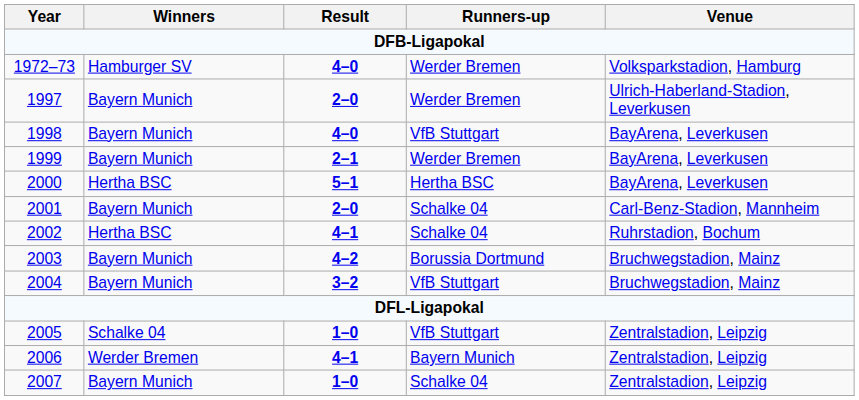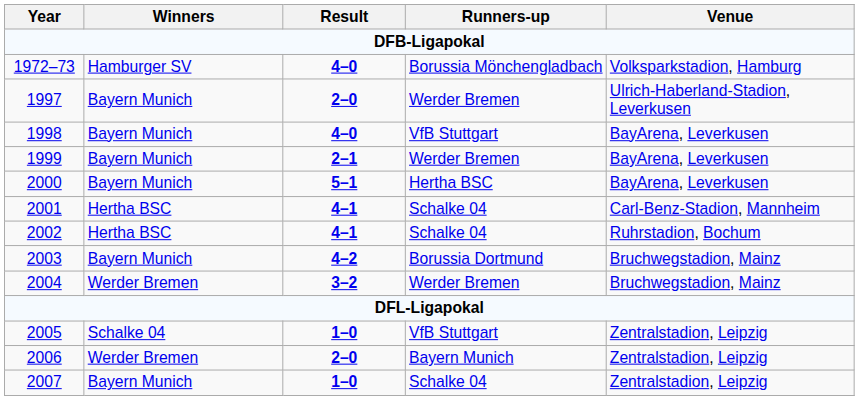(465, 66) Werder Bremen -> (506, 66) Borussia Mönchengladbach
(130, 183) Hertha BSC -> (140, 183) Bayern Munich
(140, 208) Bayern Munich -> (130, 208) Hertha BSC
(345, 208) 2–0 -> (344, 208) 4–1
(140, 283) Bayern Munich -> (143, 283) Werder Bremen
(455, 283) VfB Stuttgart -> (464, 283) Werder Bremen
(345, 357) 4–1 -> (344, 357) 2–0
